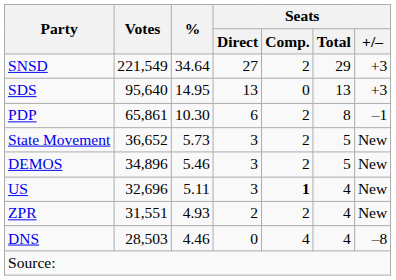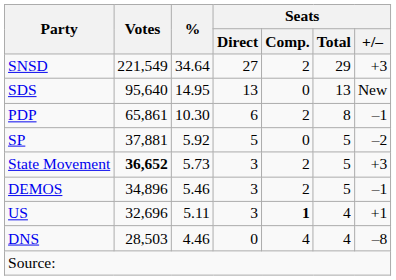(379, 90) +3 -> (373, 90) New
+ row: (17, 139)
(146, 139) normal -> (146, 164) bold
(373, 139) New -> (379, 164) +3
(373, 164) New -> (379, 189) –1
(373, 189) New -> (379, 213) +1
- row: (22, 213)
